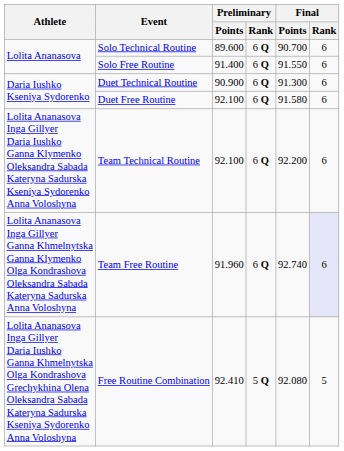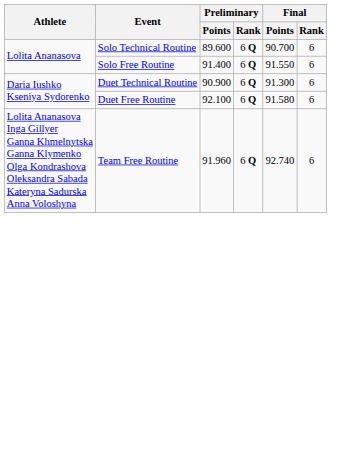- row: (149, 161)
(324, 265) lavender background -> (312, 161) no background
- row: (154, 381)
